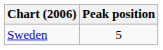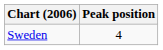(119, 34) 5 -> (119, 34) 4
